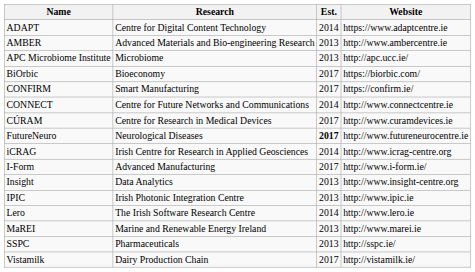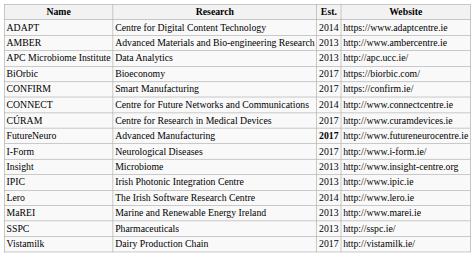(139, 58) Microbiome -> (144, 58) Data Analytics
(159, 136) Neurological Diseases -> (165, 136) Advanced Manufacturing
- row: (21, 151)
(165, 167) Advanced Manufacturing -> (159, 151) Neurological Diseases
(144, 182) Data Analytics -> (139, 167) Microbiome
